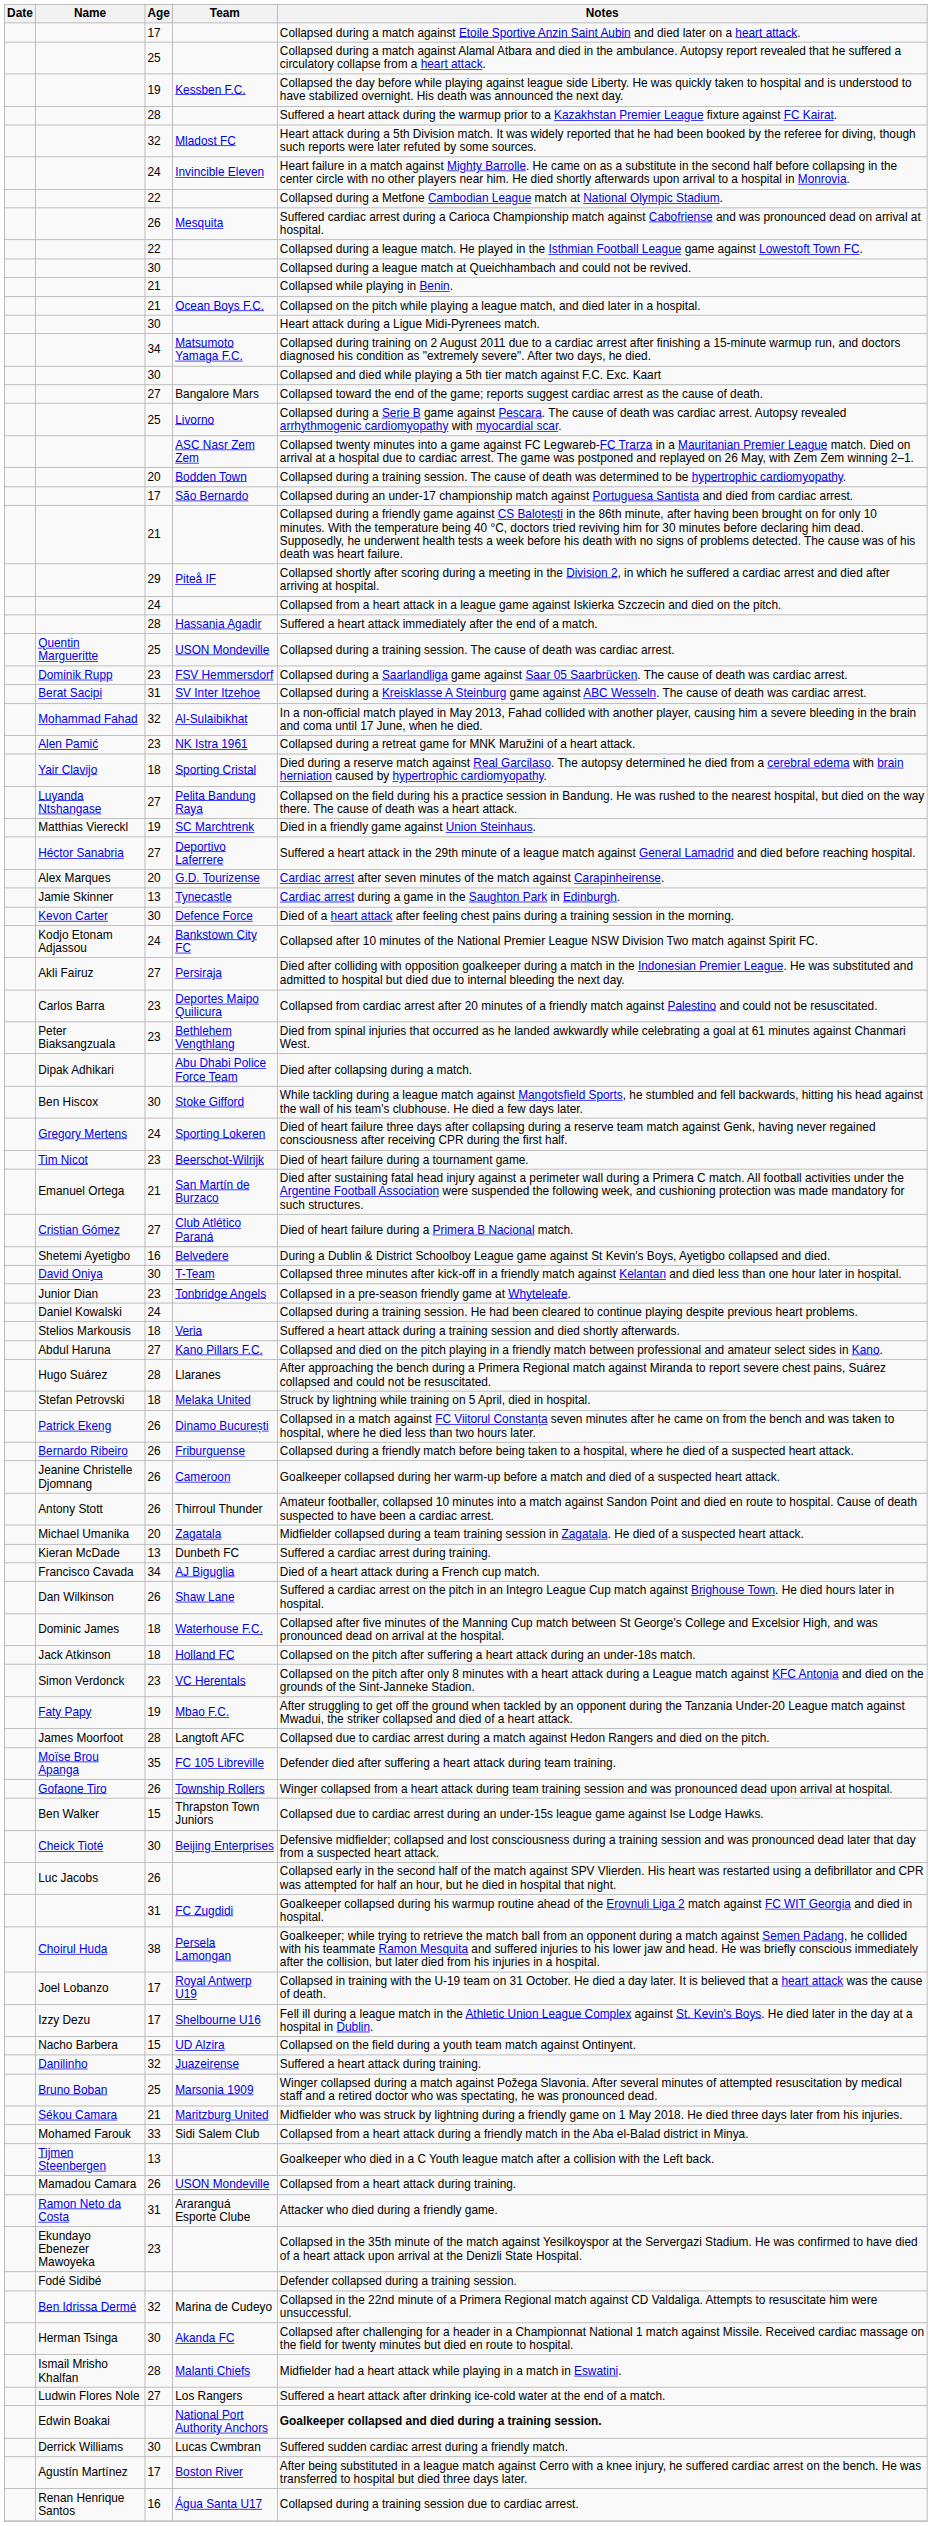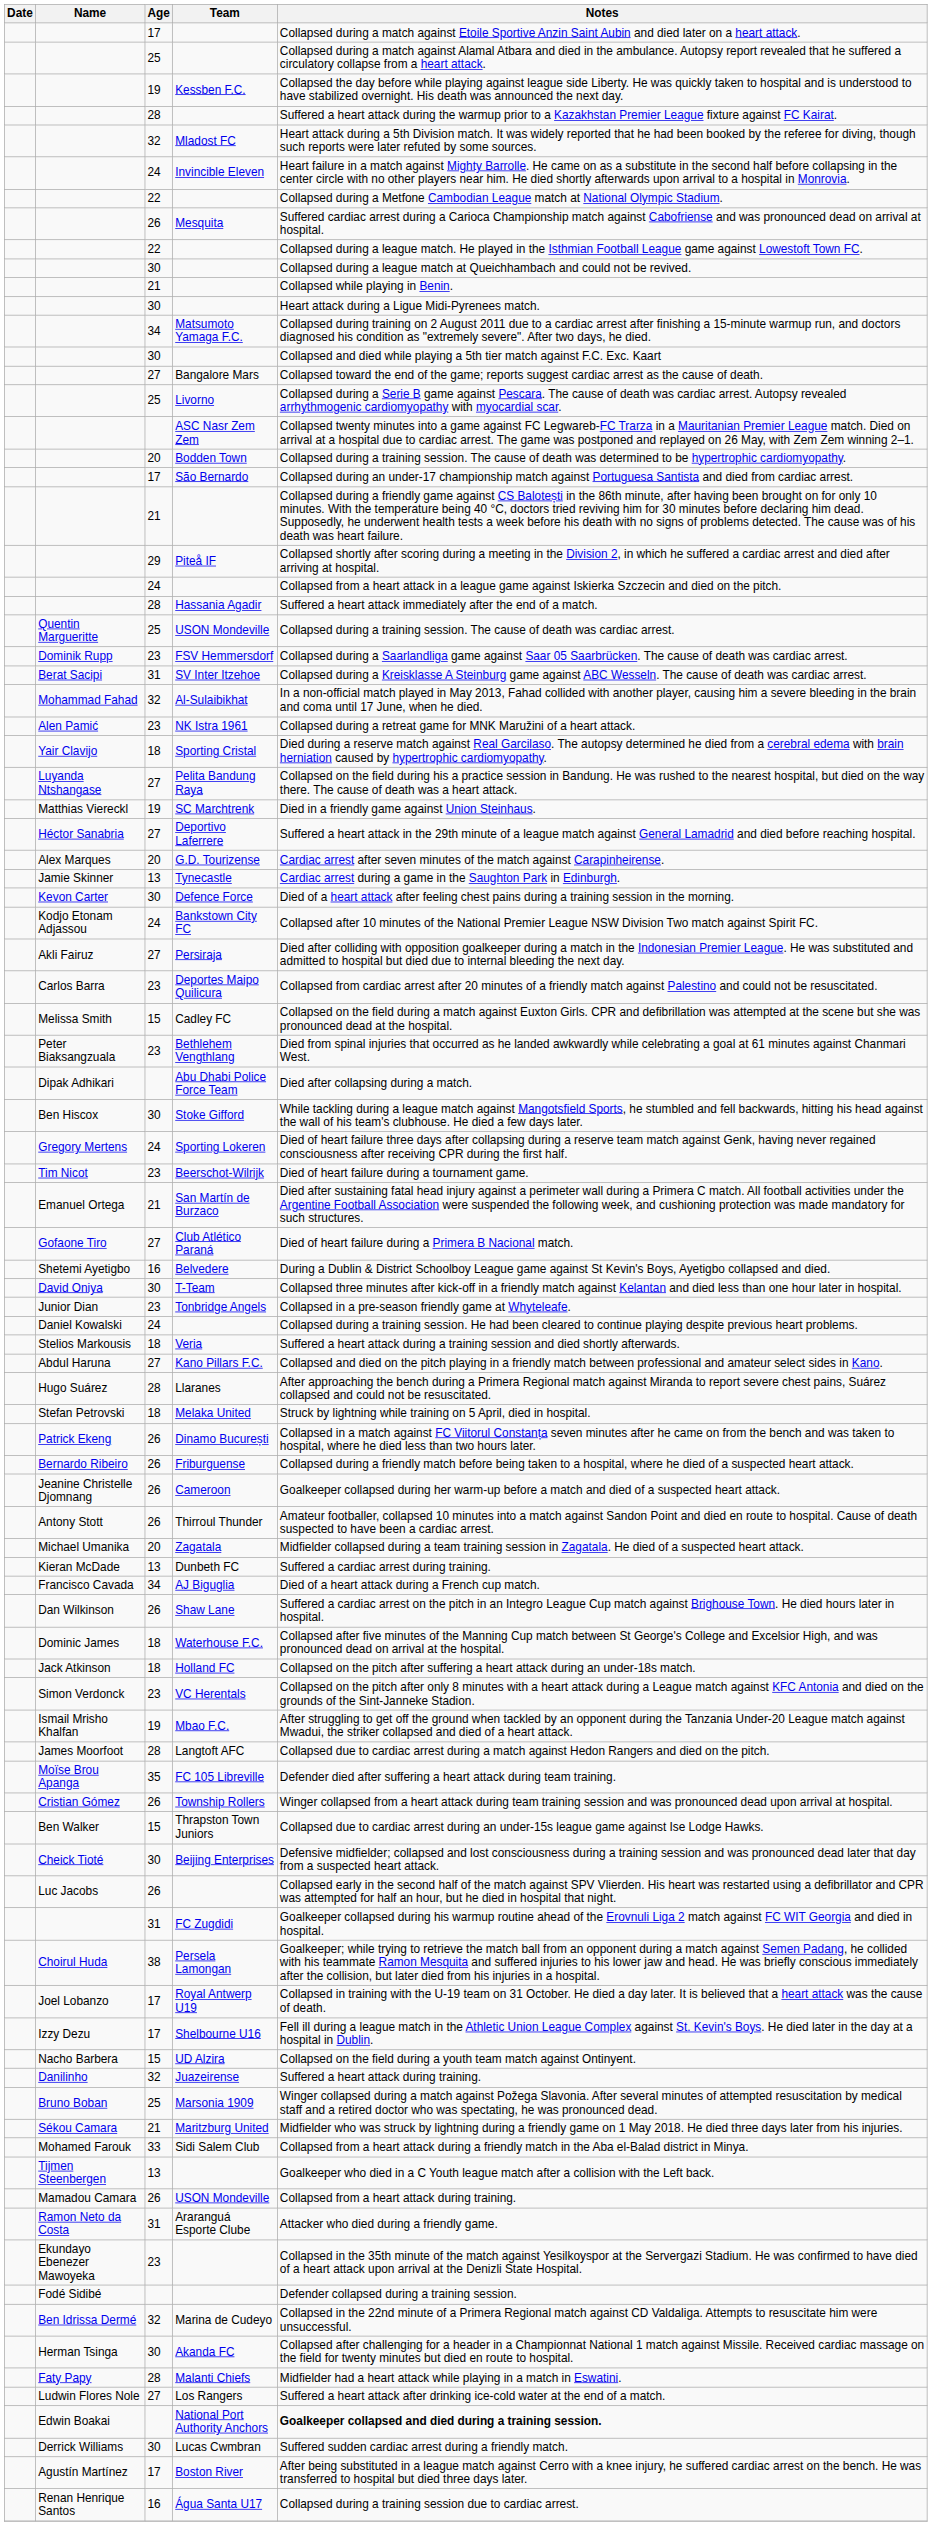- row: (154, 305)
+ row: (154, 1019)
(79, 1230) Cristian Gómez -> (72, 1243) Gofaone Tiro
(65, 1712) Faty Papy -> (73, 1726) Ismail Mrisho Khalfan
(72, 1789) Gofaone Tiro -> (79, 1802) Cristian Gómez
(73, 2371) Ismail Mrisho Khalfan -> (65, 2377) Faty Papy
